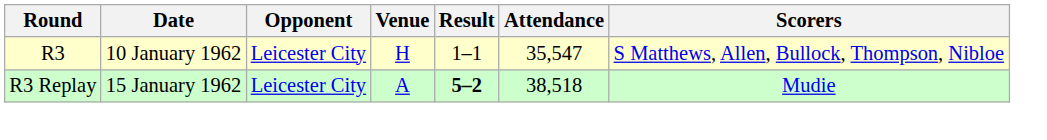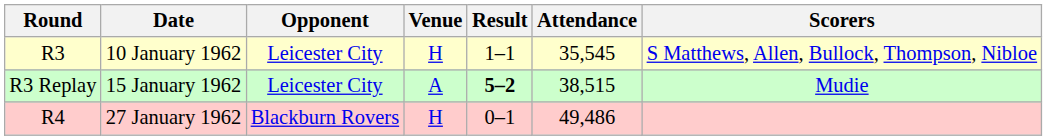(554, 53) 35,547 -> (587, 53) 35,545
(554, 85) 38,518 -> (587, 85) 38,515
+ row: (174, 118)
